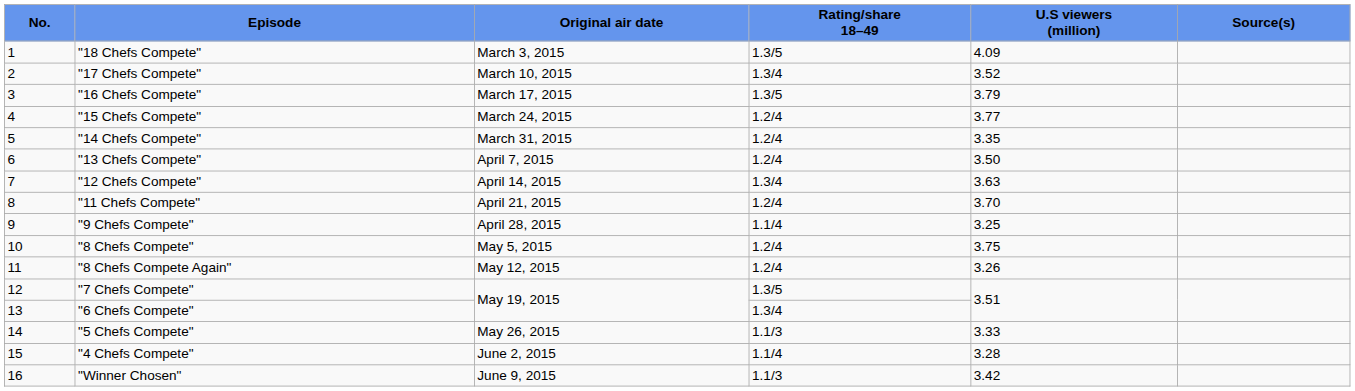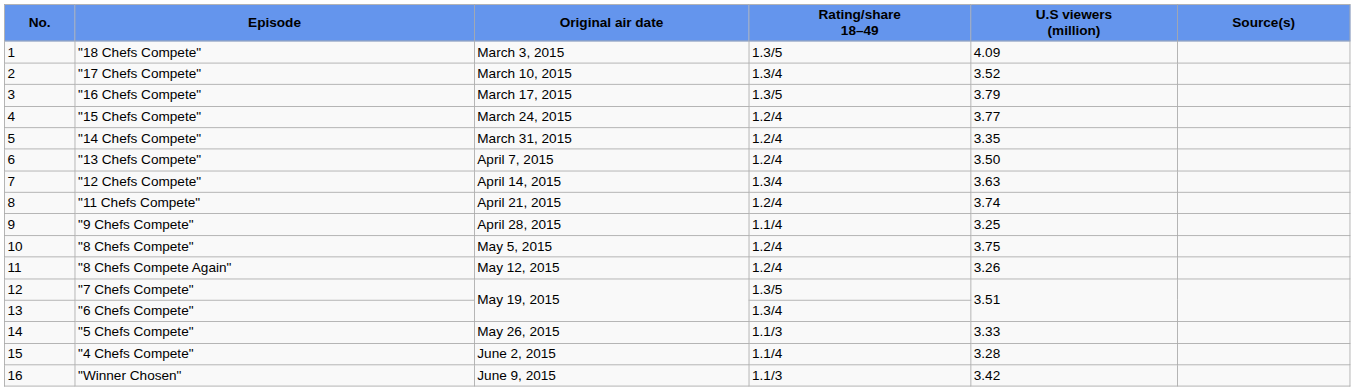(987, 203) 3.70 -> (987, 203) 3.74
